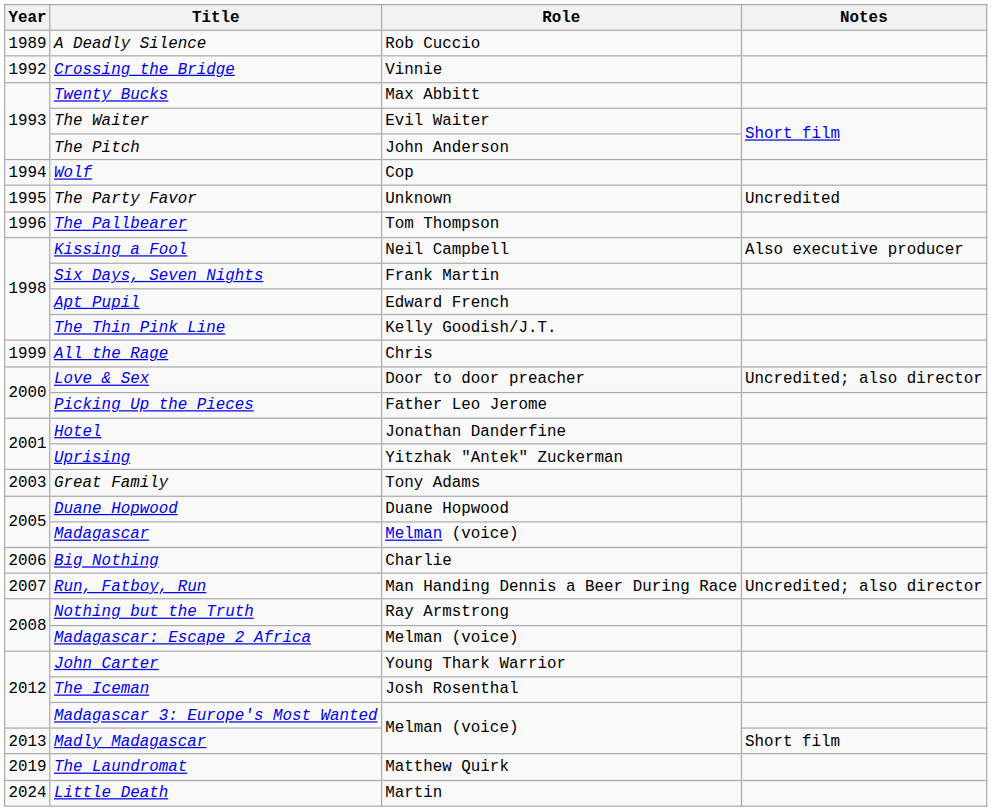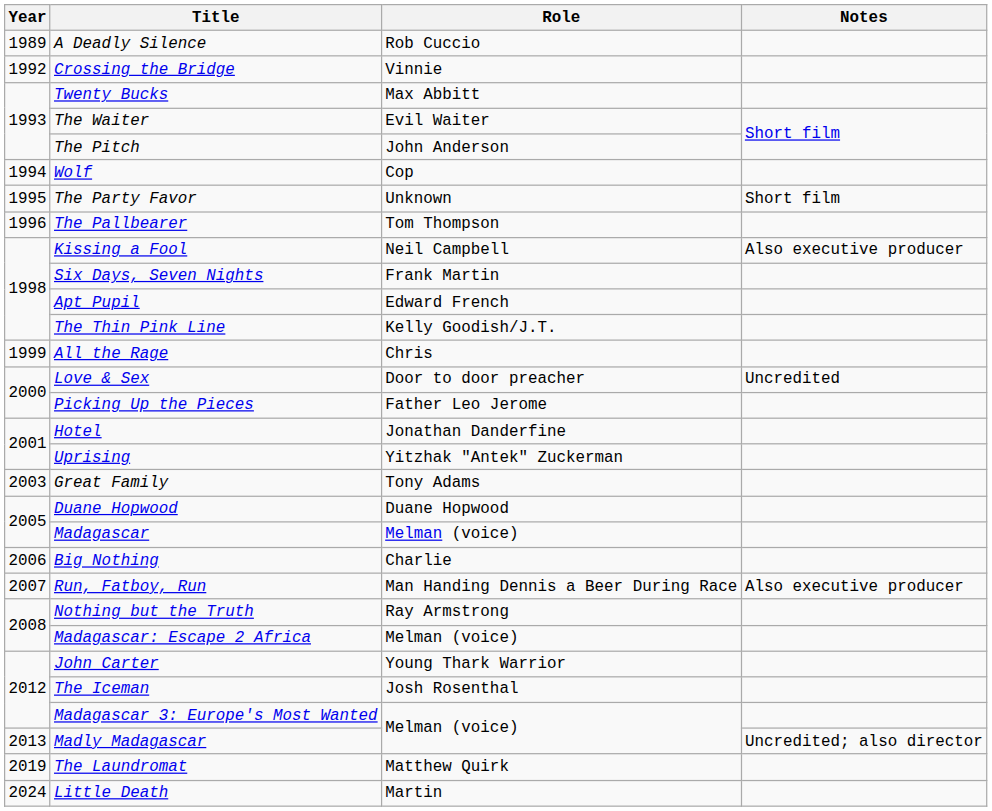(792, 198) Uncredited -> (792, 198) Short film
(864, 379) Uncredited; also director -> (792, 379) Uncredited
(864, 586) Uncredited; also director -> (854, 586) Also executive producer
(792, 741) Short film -> (864, 741) Uncredited; also director
